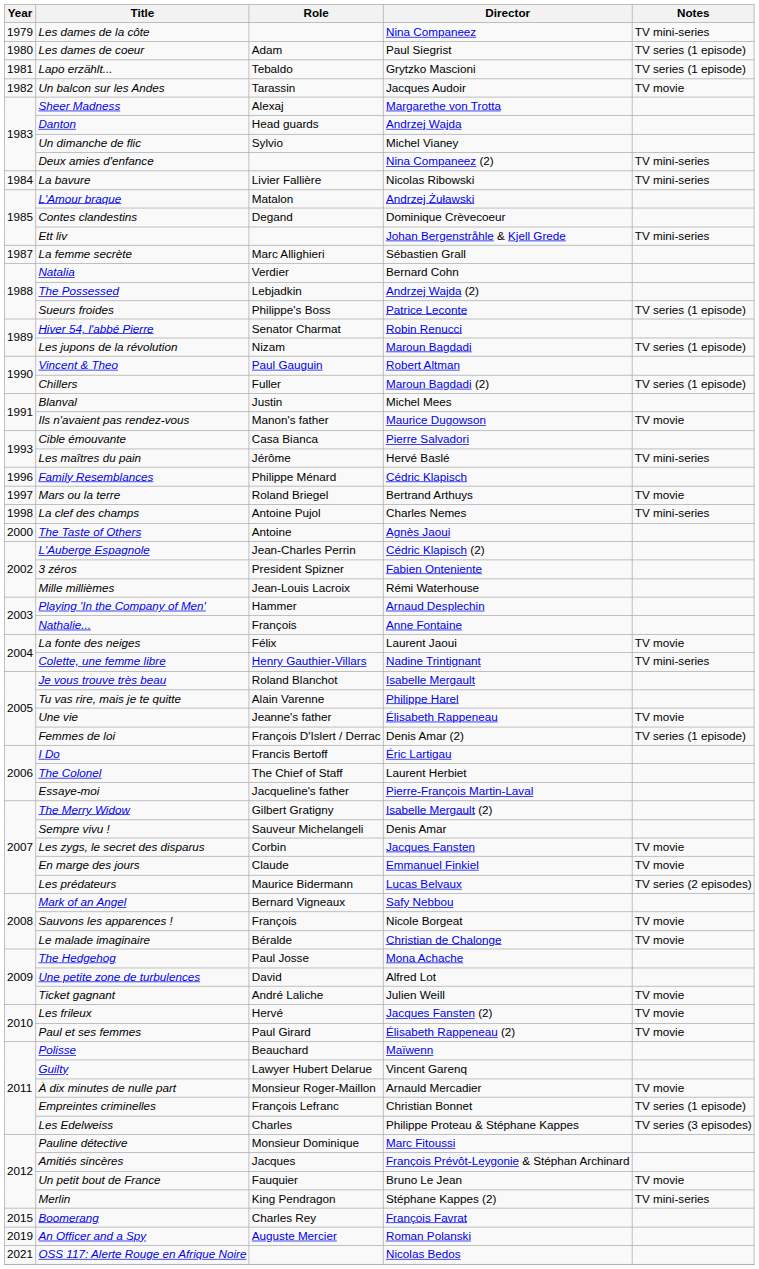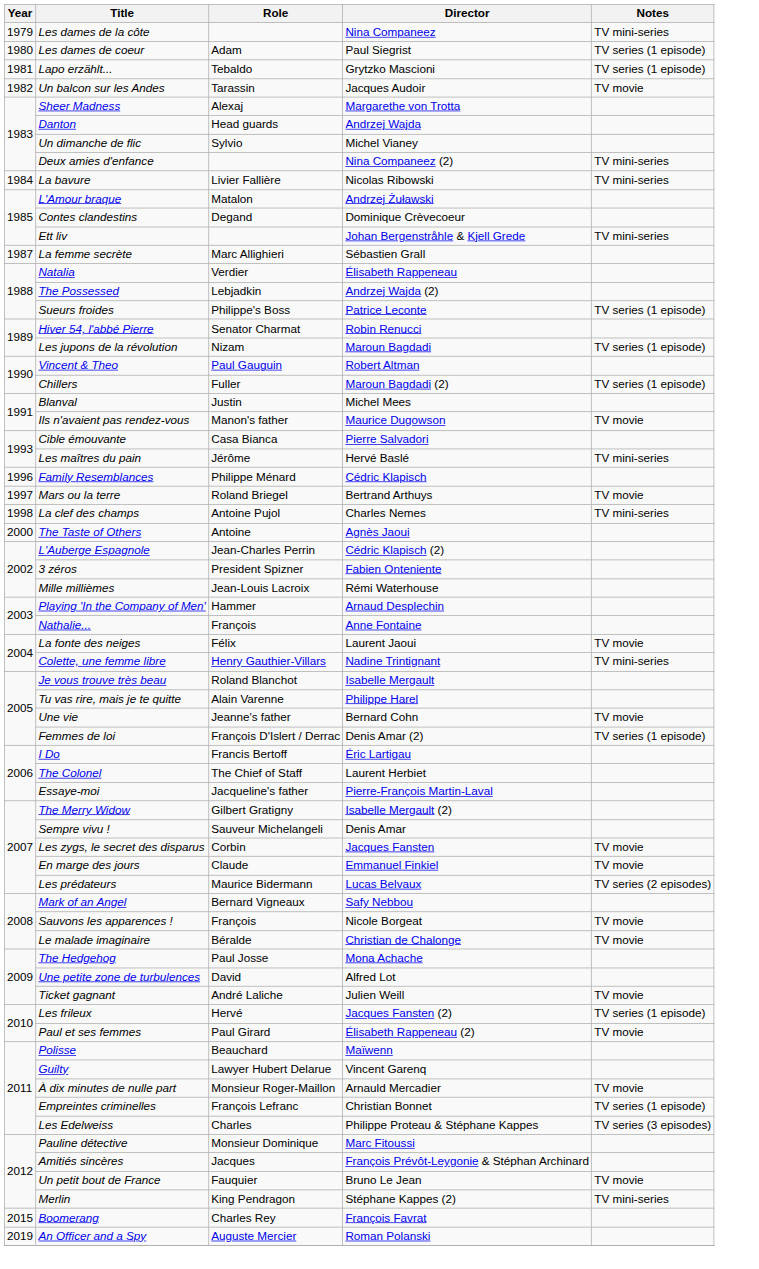(422, 273) Bernard Cohn -> (401, 273) Élisabeth Rappeneau
(442, 717) Élisabeth Rappeneau -> (382, 717) Bernard Cohn
(659, 1014) TV movie -> (650, 1014) TV series (1 episode)
- row: (142, 1254)
